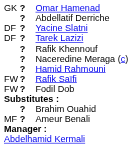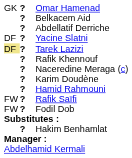+ row: (63, 18)
(10, 38) no background -> (10, 48) khaki background
+ row: (67, 79)
+ row: (71, 129)
- row: (66, 109)
- row: (63, 119)
